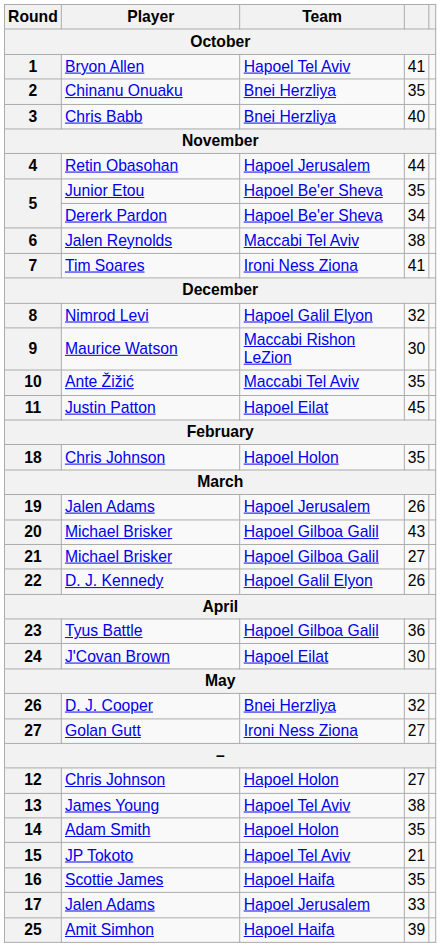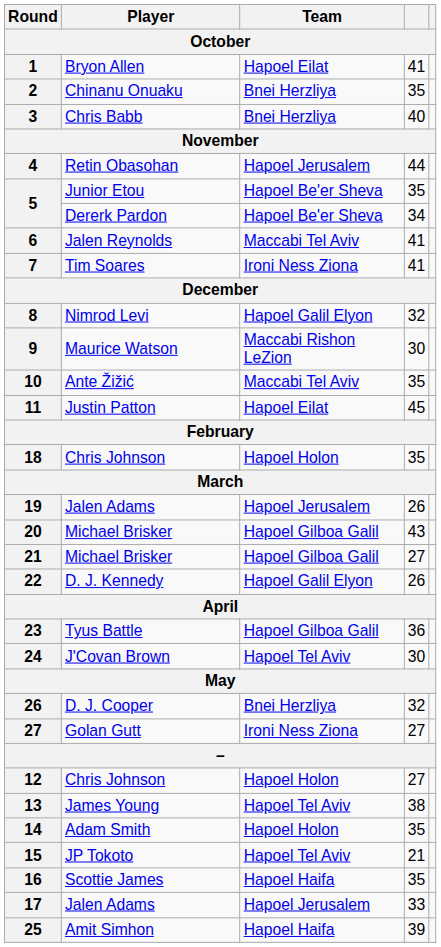(297, 66) Hapoel Tel Aviv -> (286, 66) Hapoel Eilat
(416, 240) 38 -> (416, 240) 41
(286, 656) Hapoel Eilat -> (297, 656) Hapoel Tel Aviv
